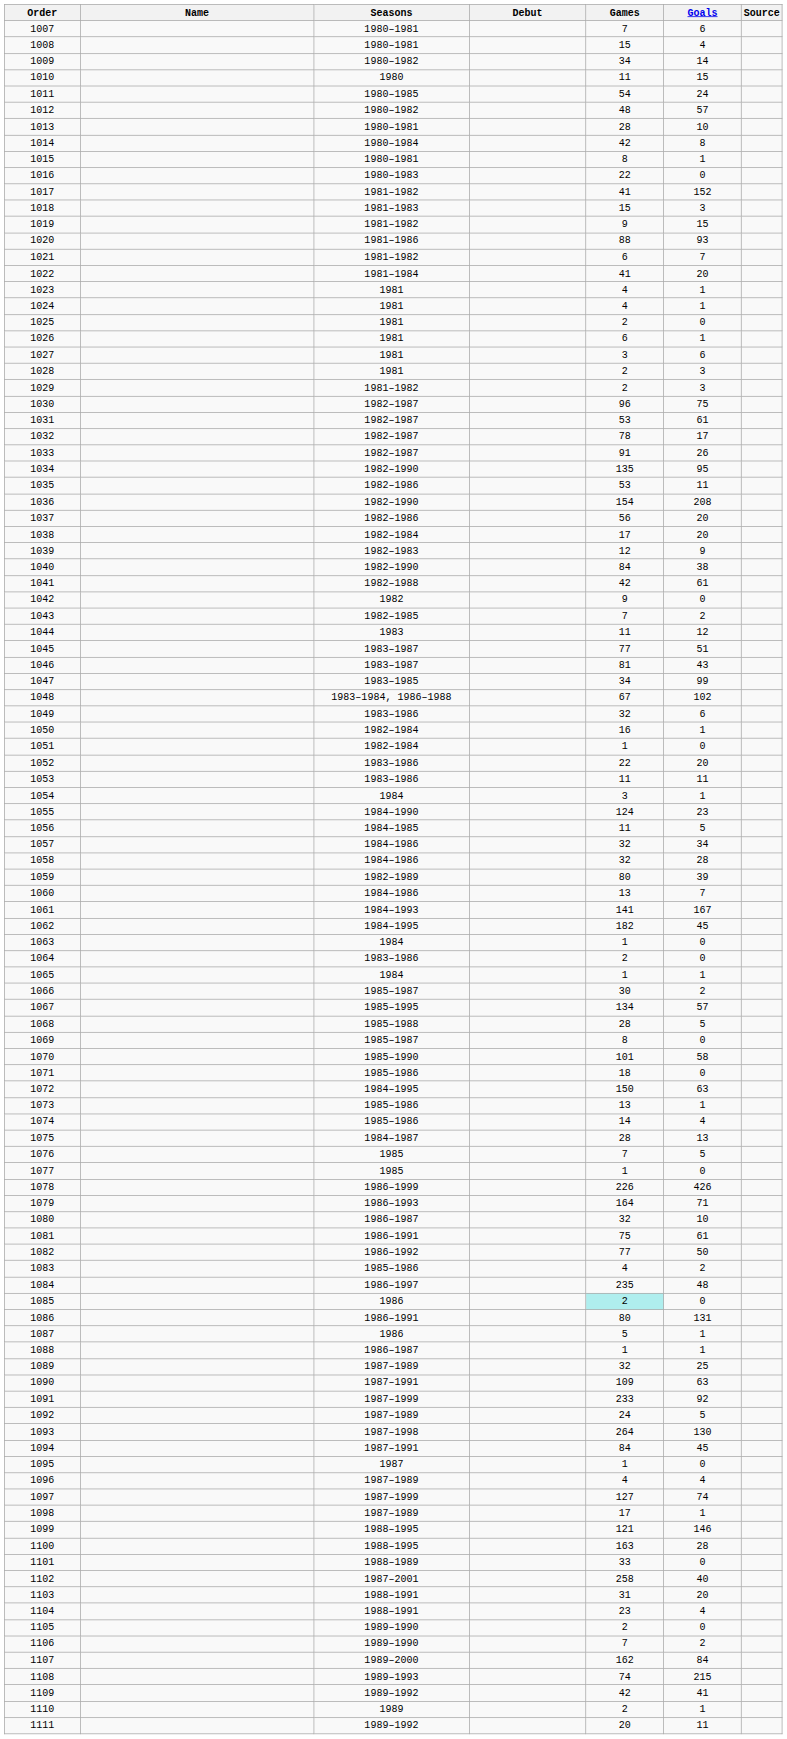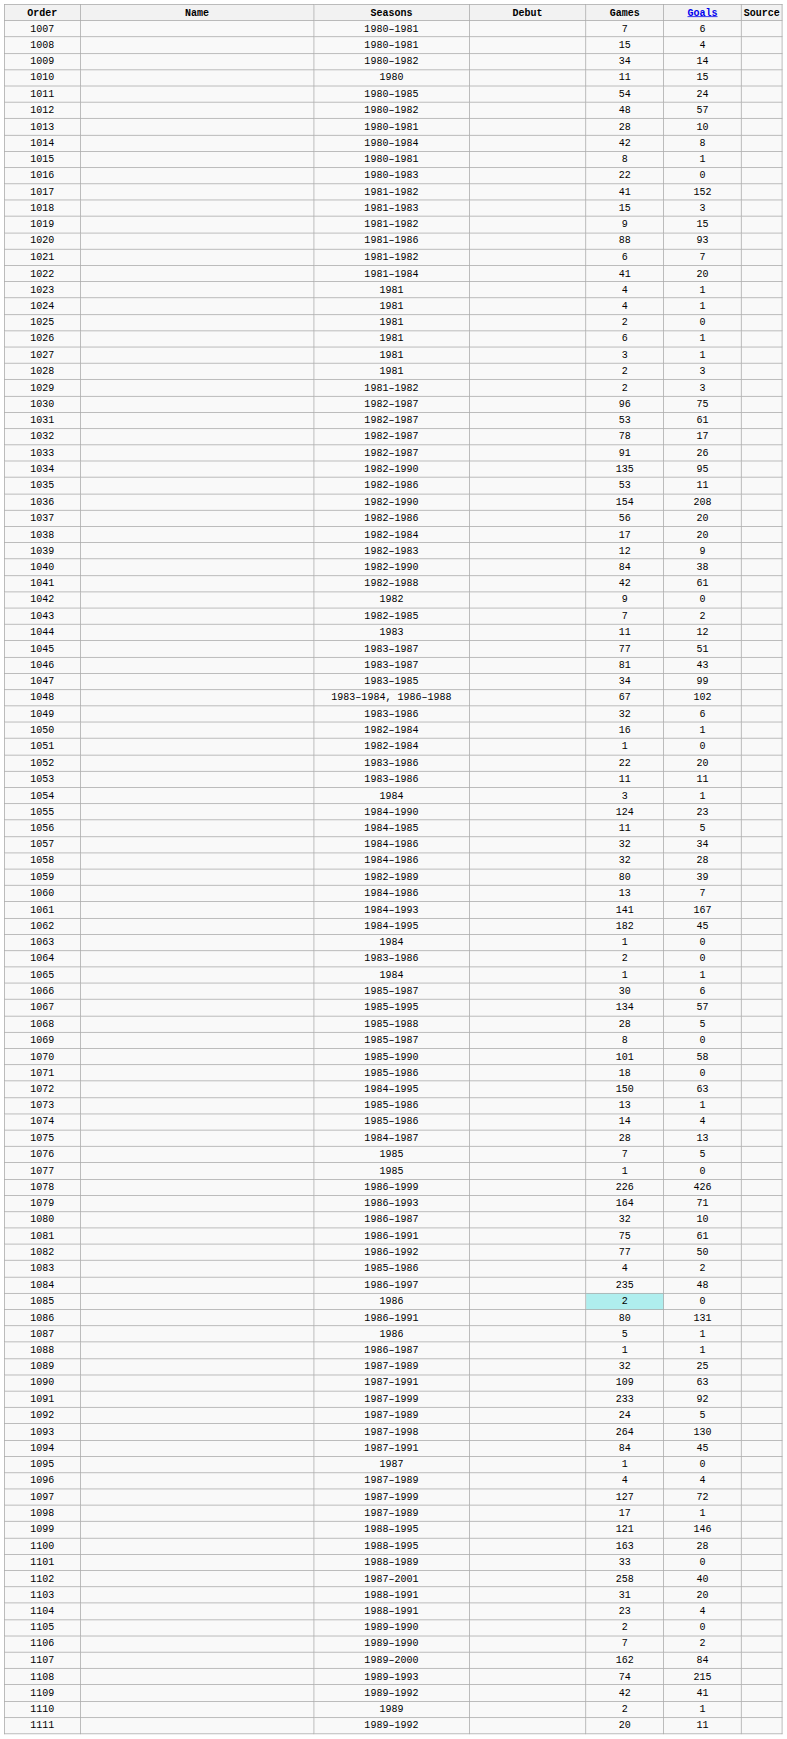(703, 355) 6 -> (703, 355) 1
(703, 991) 2 -> (703, 991) 6
(703, 1497) 74 -> (703, 1497) 72
